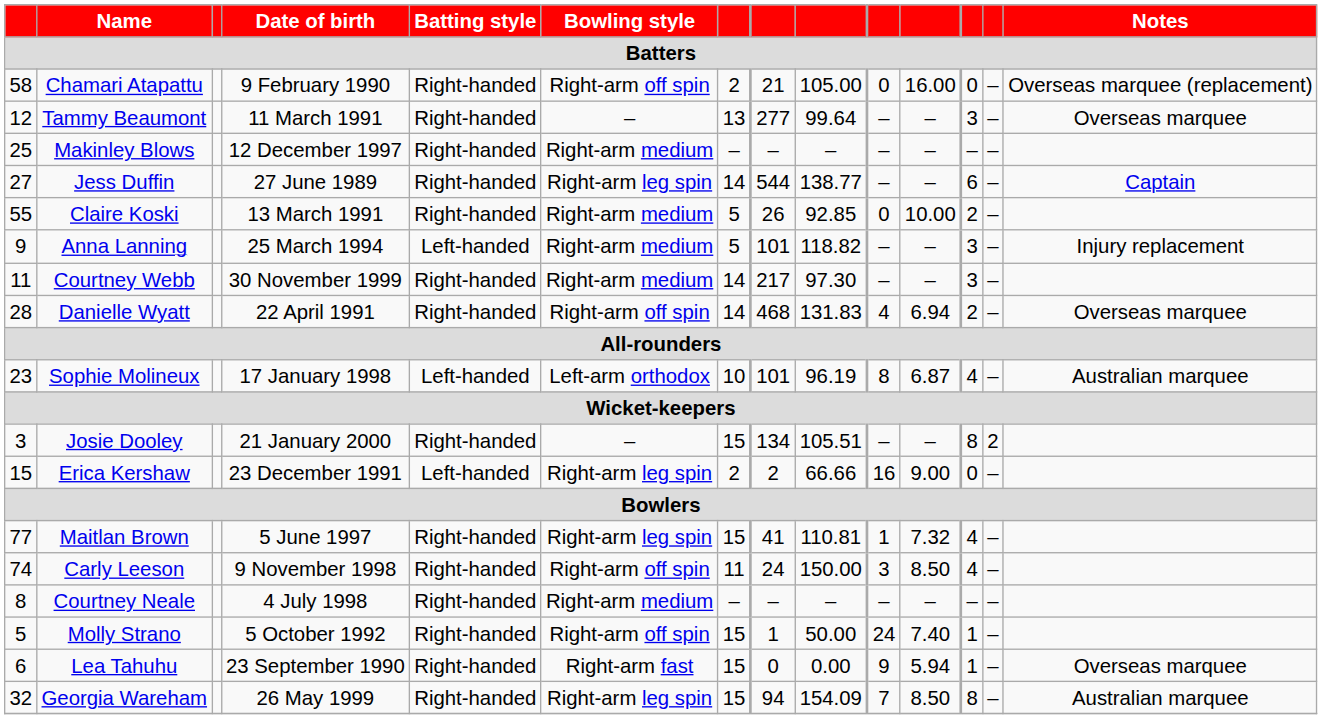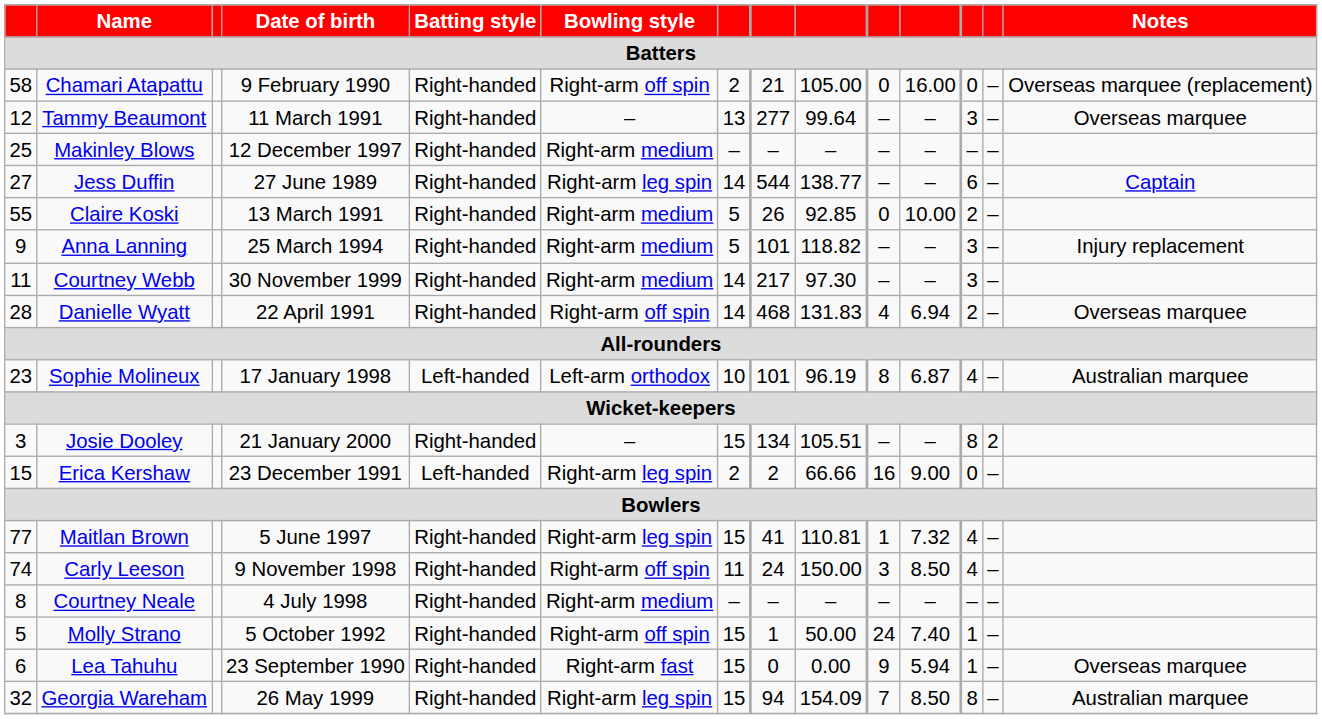(475, 247) Left-handed -> (475, 247) Right-handed
